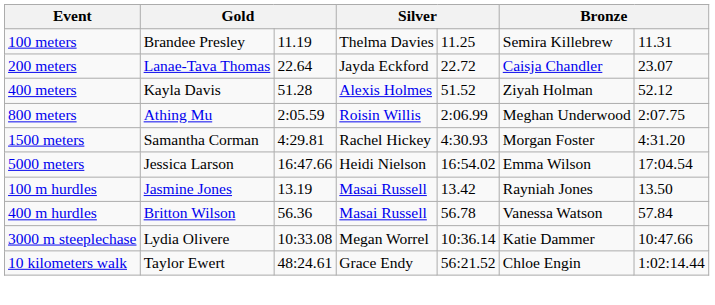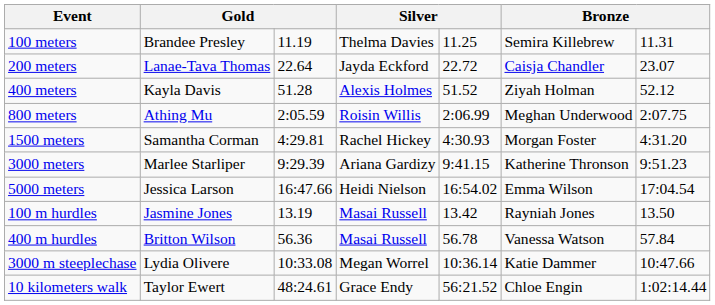+ row: (46, 164)
